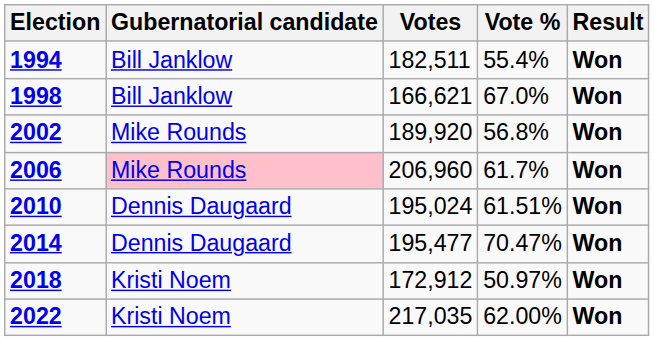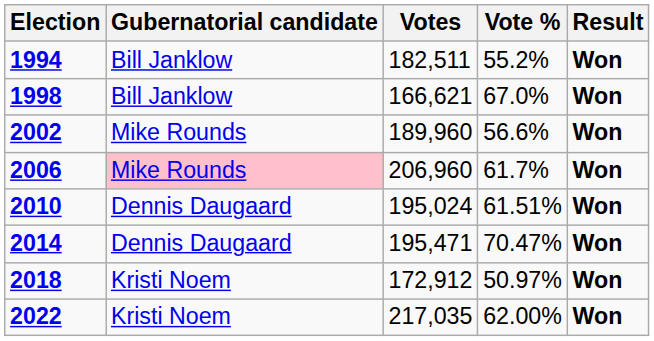(516, 59) 55.4% -> (516, 59) 55.2%
(431, 133) 189,920 -> (431, 133) 189,960
(516, 133) 56.8% -> (516, 133) 56.6%
(431, 243) 195,477 -> (431, 243) 195,471
